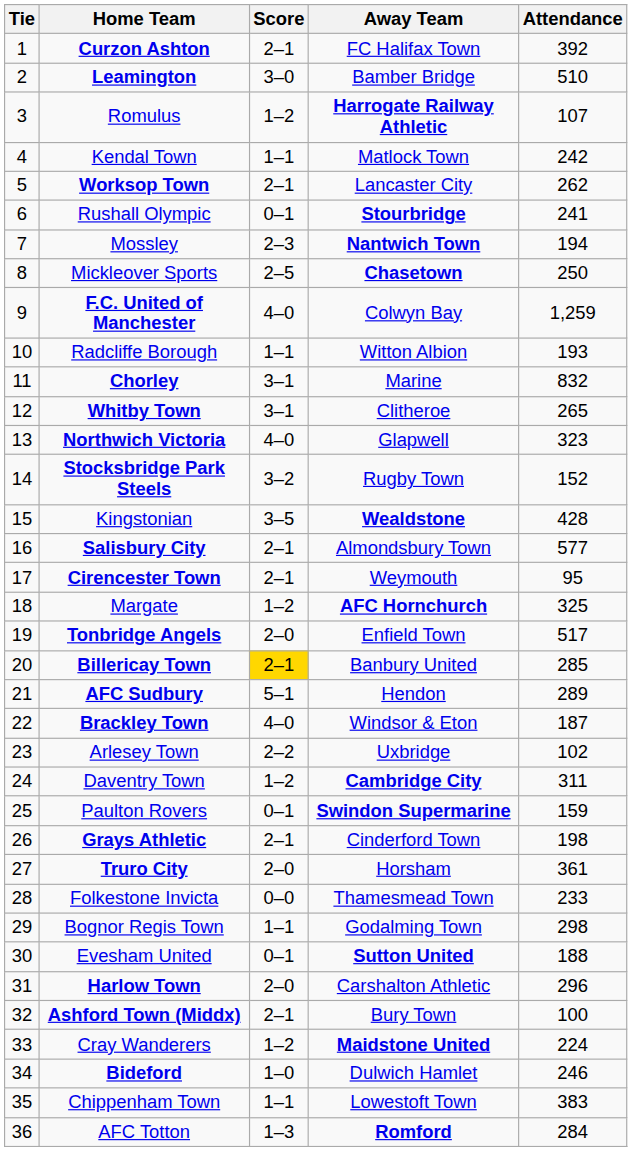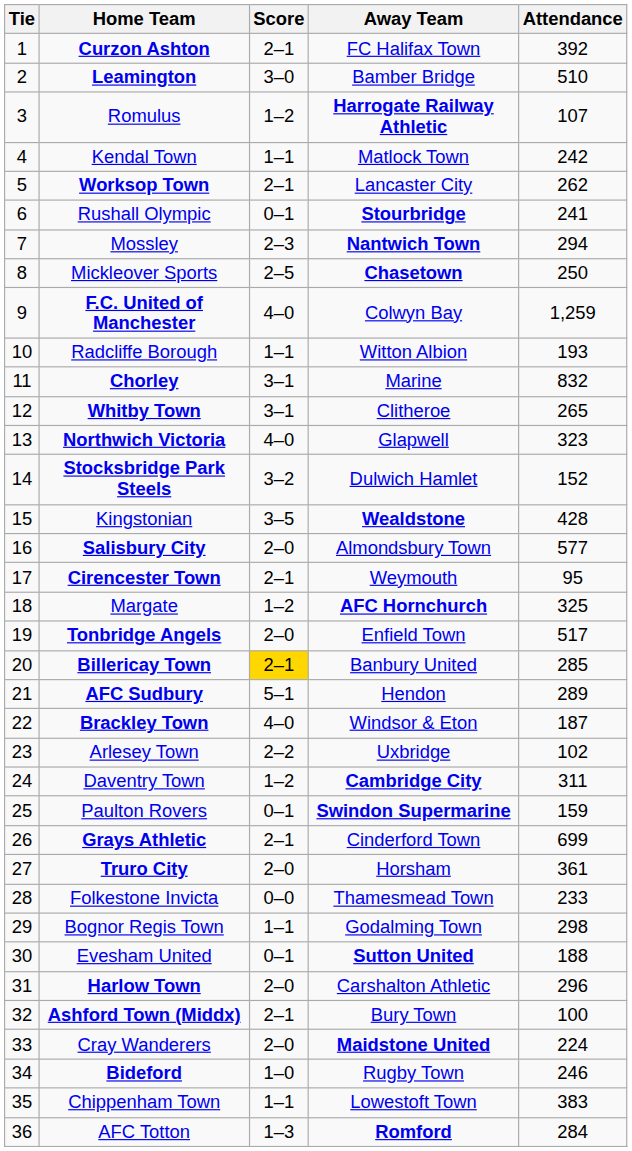(573, 244) 194 -> (573, 244) 294
(414, 479) Rugby Town -> (414, 479) Dulwich Hamlet
(279, 548) 2–1 -> (279, 548) 2–0
(573, 839) 198 -> (573, 839) 699
(279, 1044) 1–2 -> (279, 1044) 2–0
(414, 1073) Dulwich Hamlet -> (414, 1073) Rugby Town
